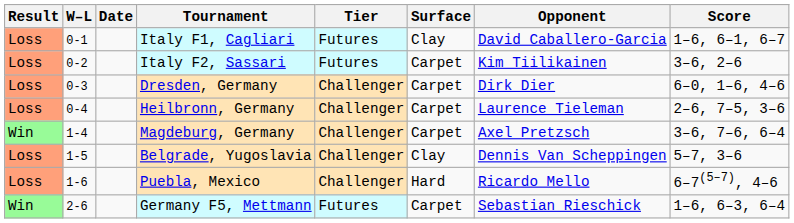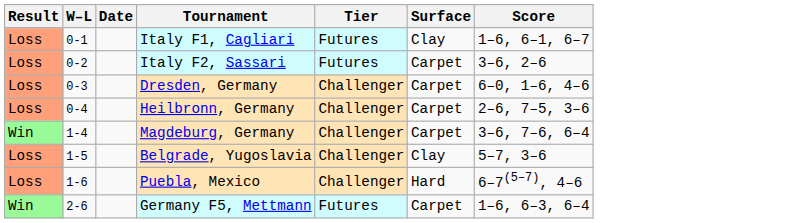- column: (572, 16)
